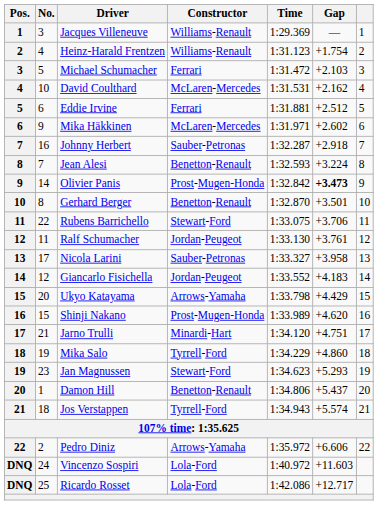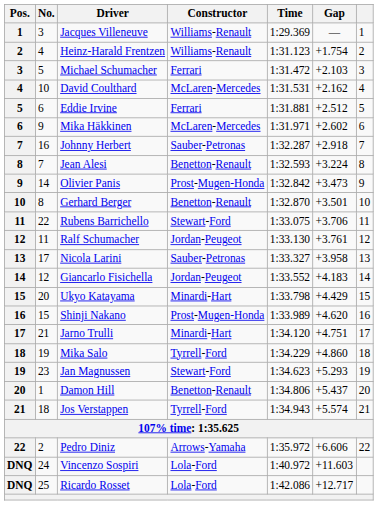(332, 183) bold -> (332, 183) normal
(208, 296) Arrows-Yamaha -> (201, 296) Minardi-Hart
